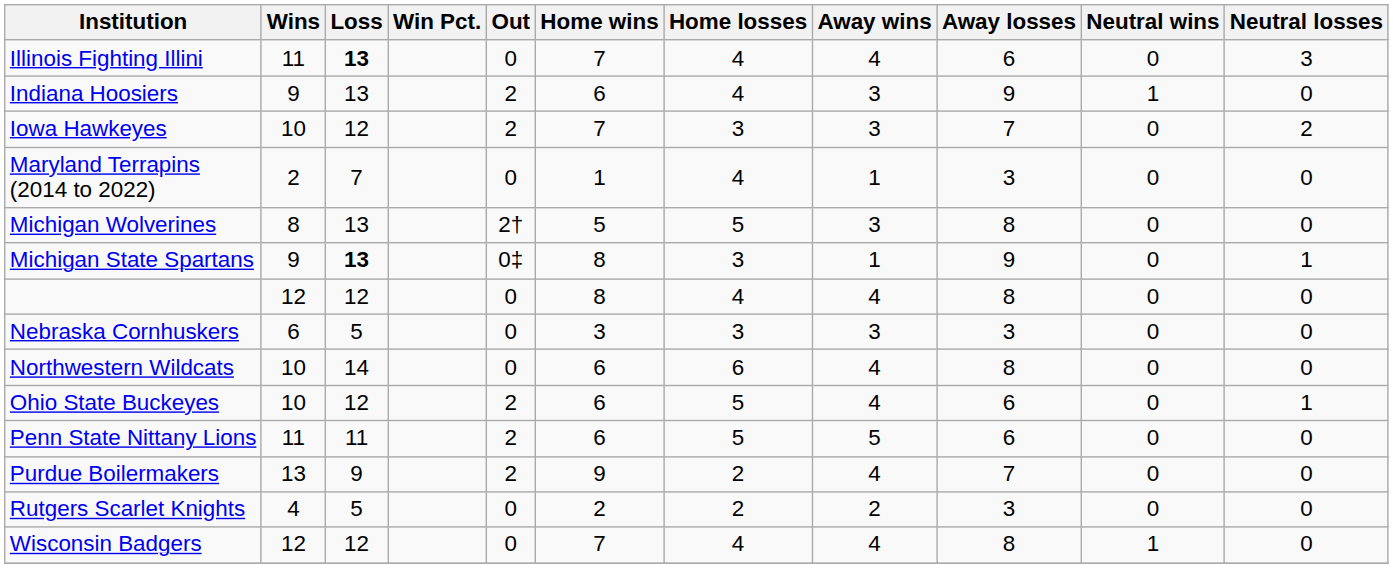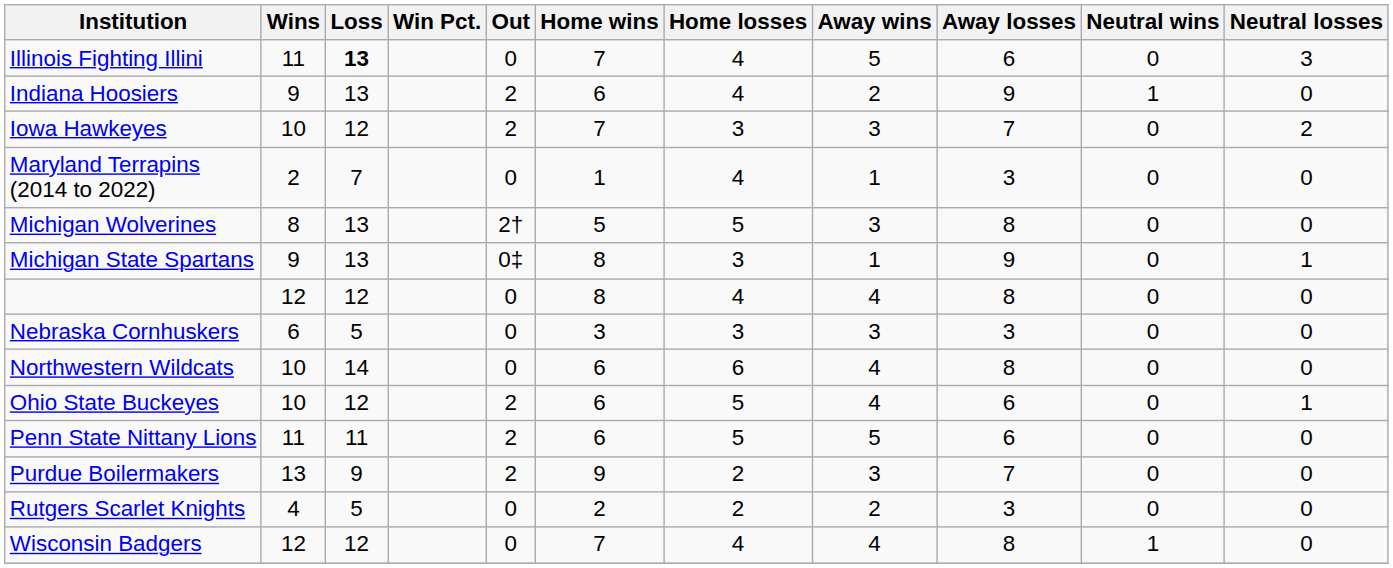(875, 57) 4 -> (875, 57) 5
(875, 93) 3 -> (875, 93) 2
(357, 260) bold -> (357, 260) normal
(875, 473) 4 -> (875, 473) 3
